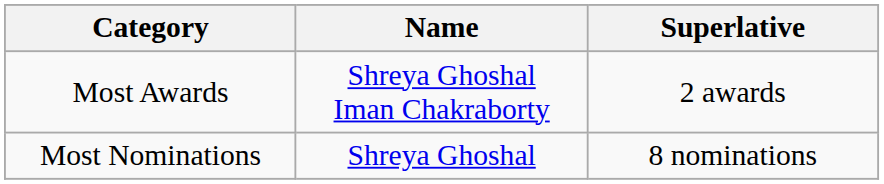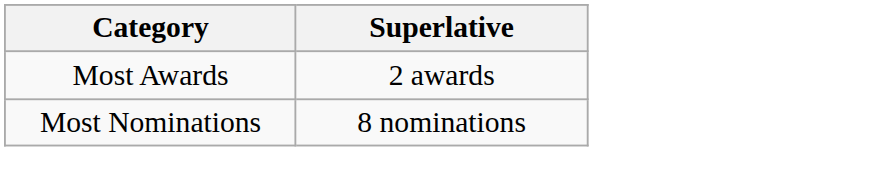- column: (442, 27)
